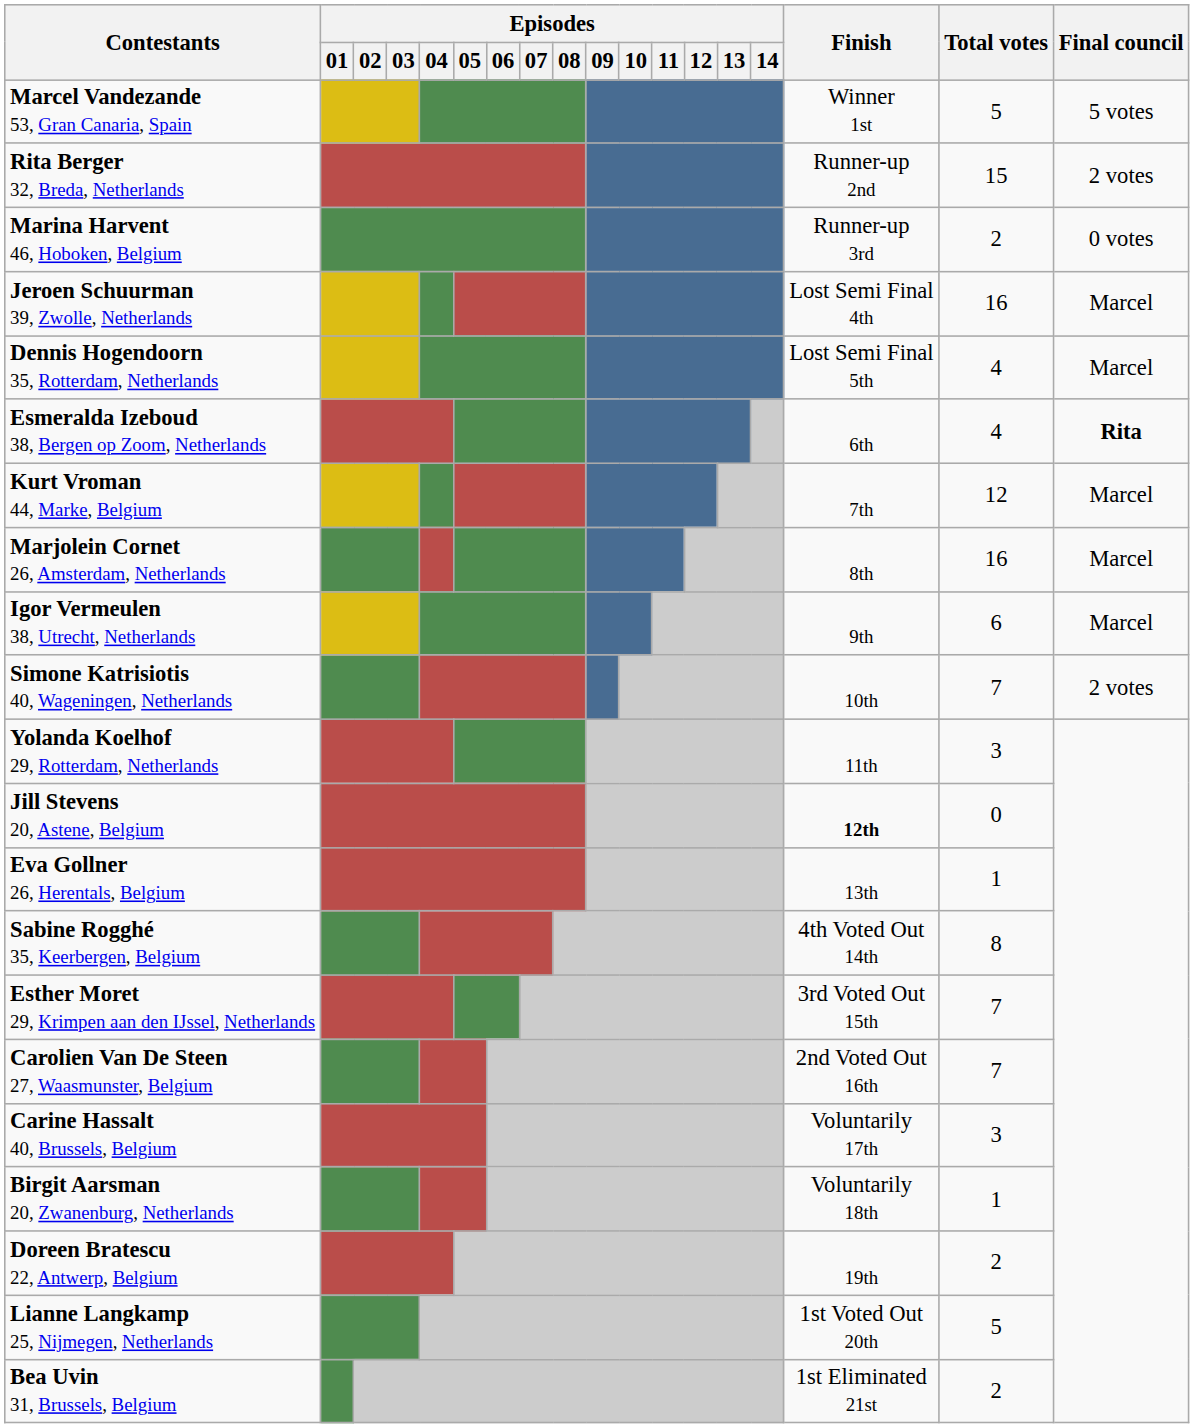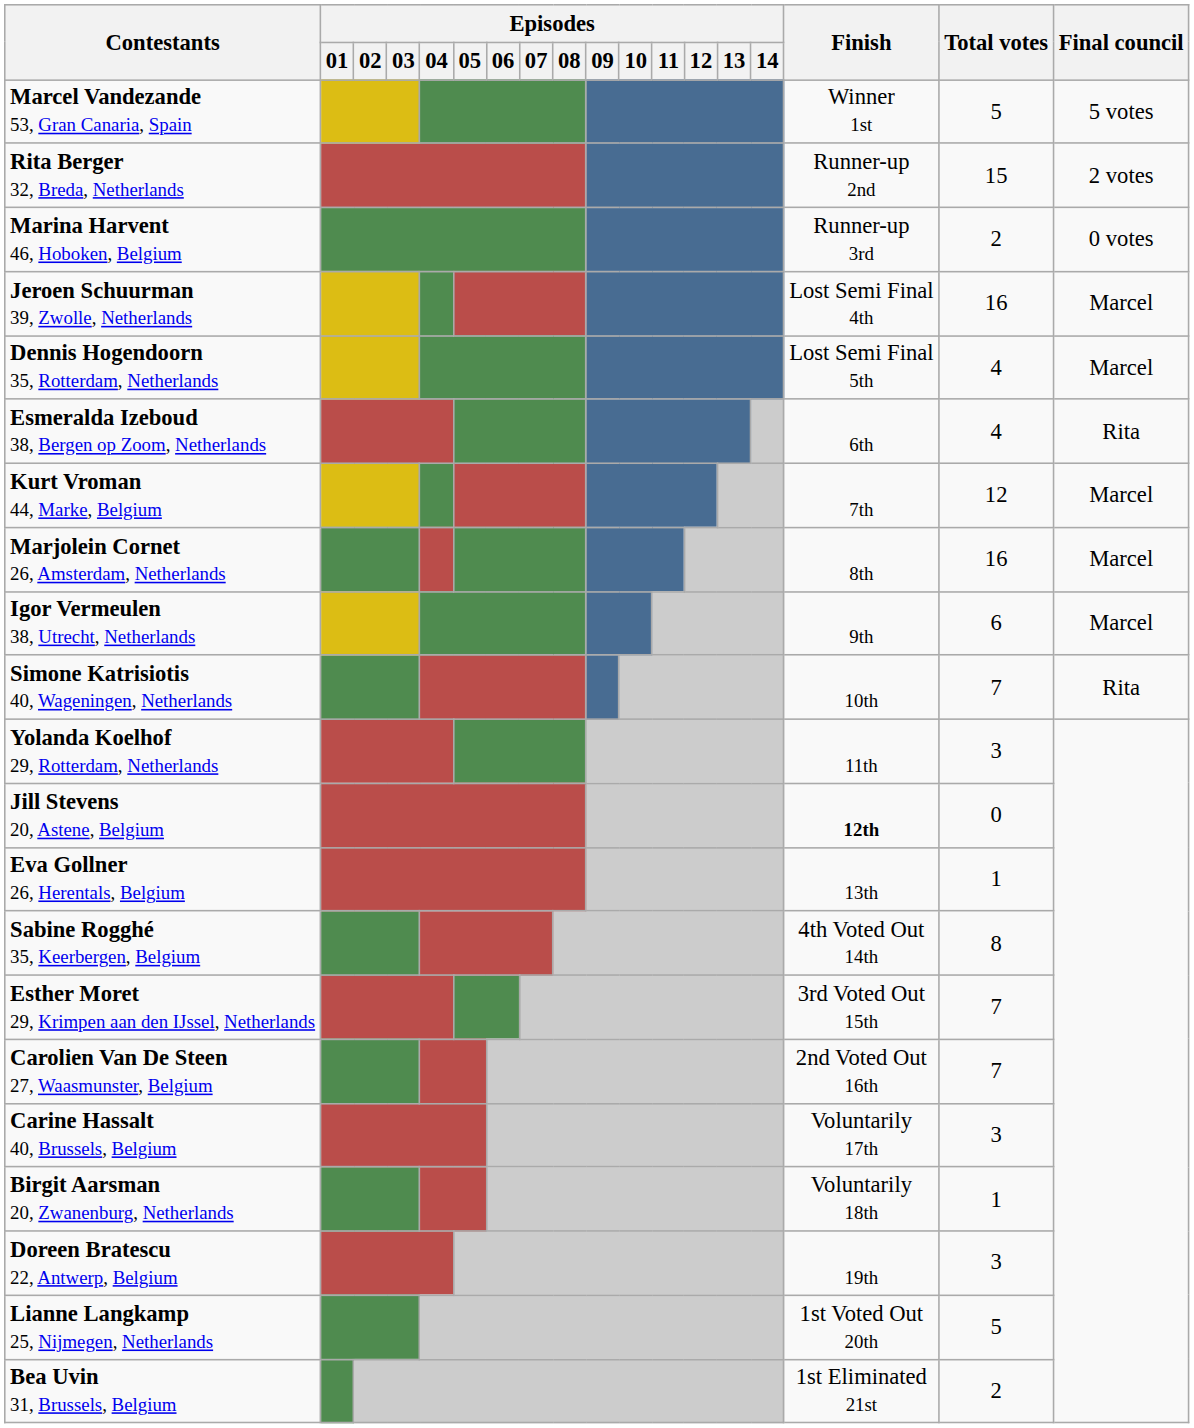(1121, 431) bold -> (1121, 431) normal
(1121, 687) 2 votes -> (1121, 687) Rita
(996, 1263) 2 -> (996, 1263) 3
